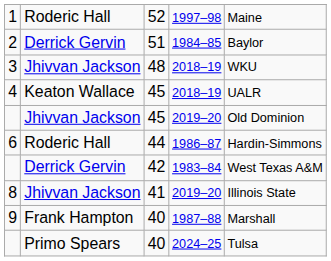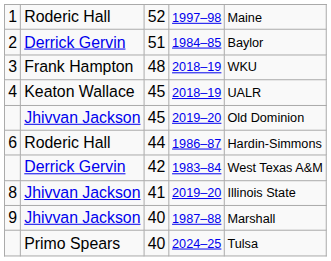(82, 67) Jhivvan Jackson -> (79, 67) Frank Hampton
(79, 218) Frank Hampton -> (82, 218) Jhivvan Jackson
